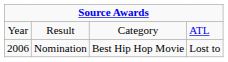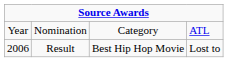(60, 30) Result -> (60, 30) Nomination
(60, 48) Nomination -> (60, 48) Result
